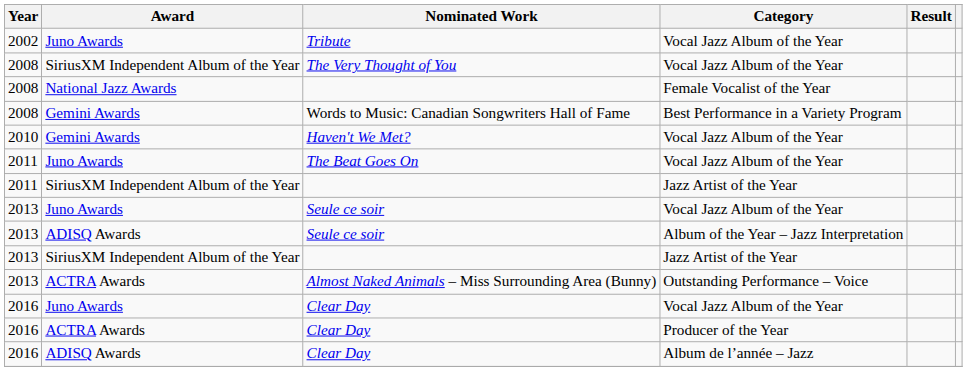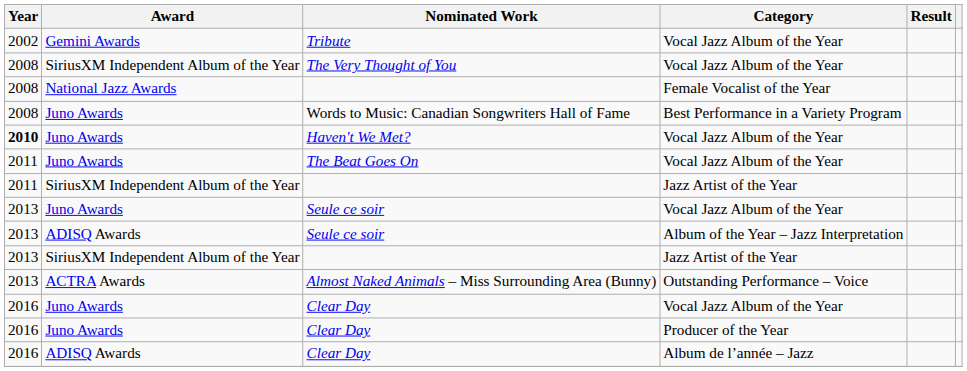(84, 40) Juno Awards -> (93, 40) Gemini Awards
(93, 112) Gemini Awards -> (84, 112) Juno Awards
(23, 137) normal -> (23, 137) bold
(93, 137) Gemini Awards -> (84, 137) Juno Awards
(95, 329) ACTRA Awards -> (84, 329) Juno Awards
